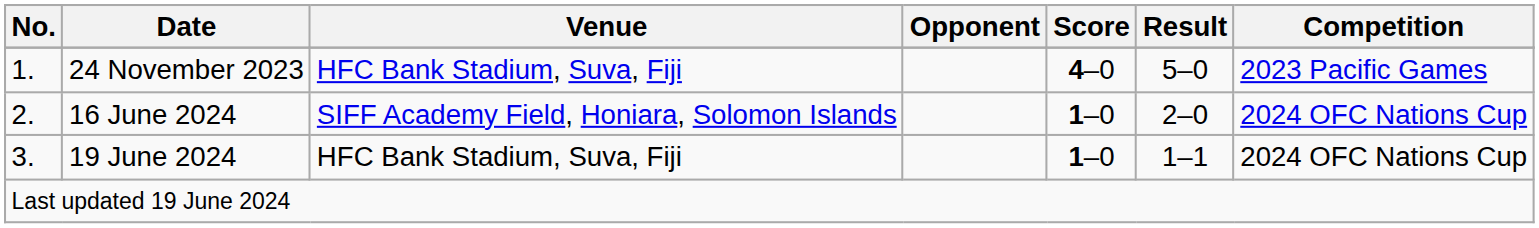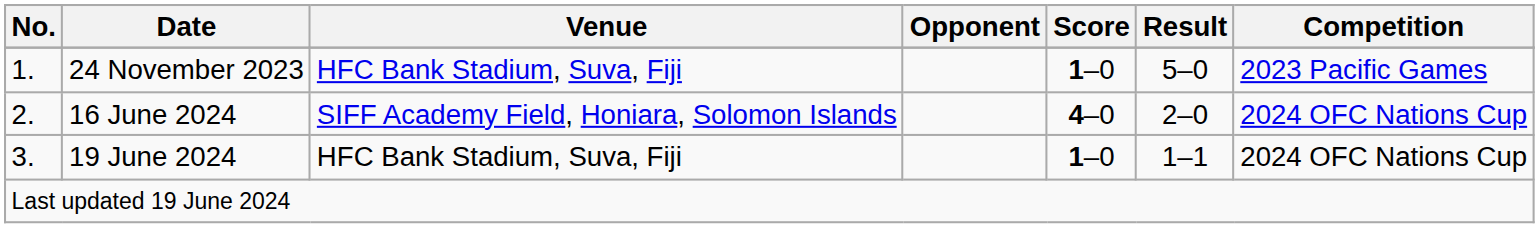(1091, 70) 4–0 -> (1091, 70) 1–0
(1091, 113) 1–0 -> (1091, 113) 4–0
